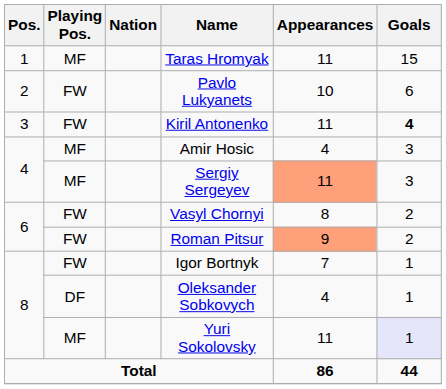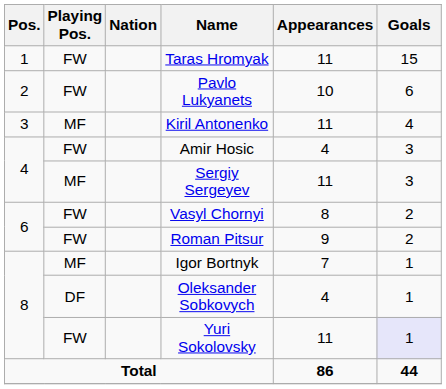(75, 58) MF -> (75, 58) FW
(75, 124) FW -> (75, 124) MF
(409, 124) bold -> (409, 124) normal
(75, 148) MF -> (75, 148) FW
(325, 181) lightsalmon background -> (325, 181) no background
(325, 239) lightsalmon background -> (325, 239) no background
(75, 263) FW -> (75, 263) MF
(75, 338) MF -> (75, 338) FW
